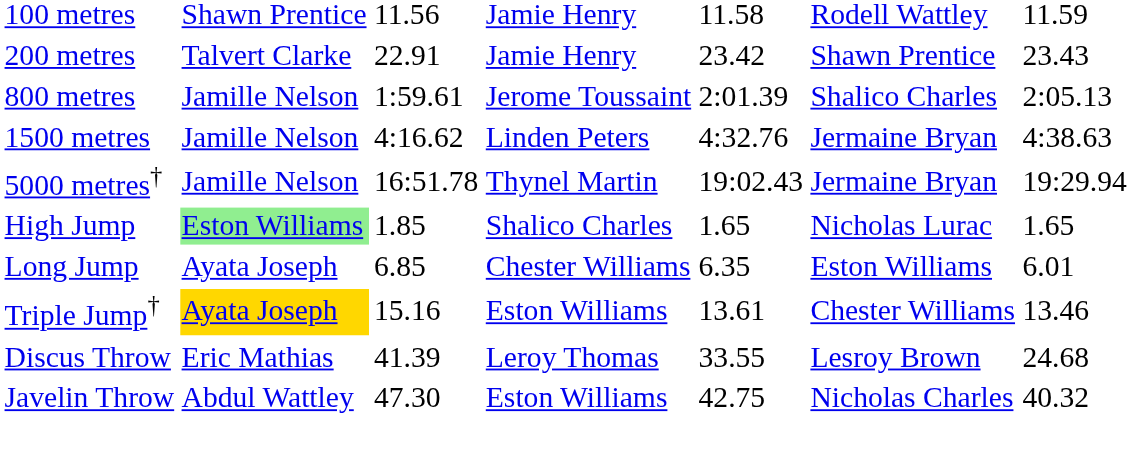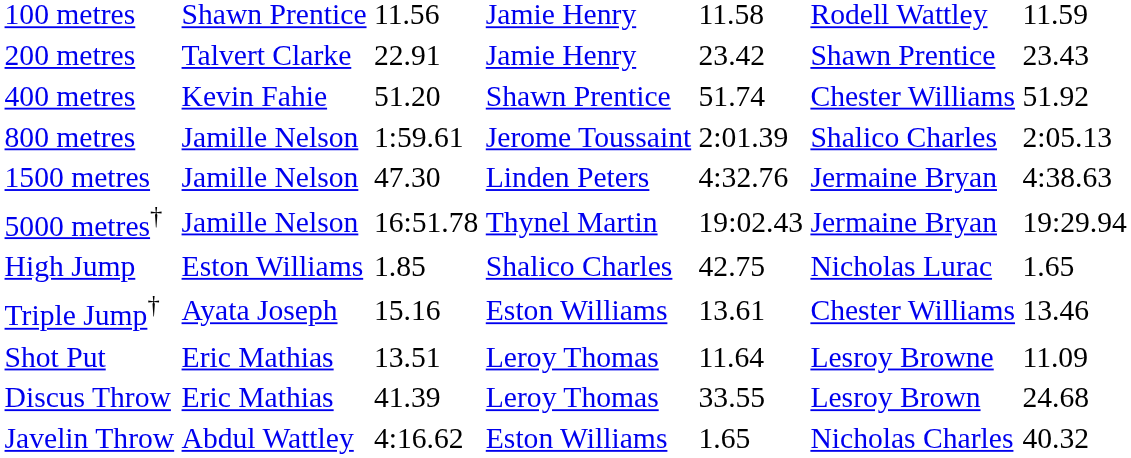+ row: (70, 96)
(419, 136) 4:16.62 -> (407, 177) 47.30
(272, 226) lightgreen background -> (272, 266) no background
(724, 226) 1.65 -> (732, 266) 42.75
- row: (72, 266)
(260, 311) gold background -> (260, 311) no background
+ row: (55, 356)
(407, 397) 47.30 -> (419, 437) 4:16.62
(732, 397) 42.75 -> (724, 437) 1.65
